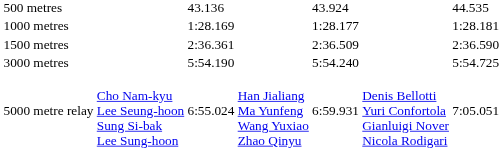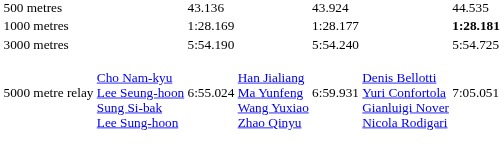(476, 26) normal -> (476, 26) bold
- row: (36, 44)
